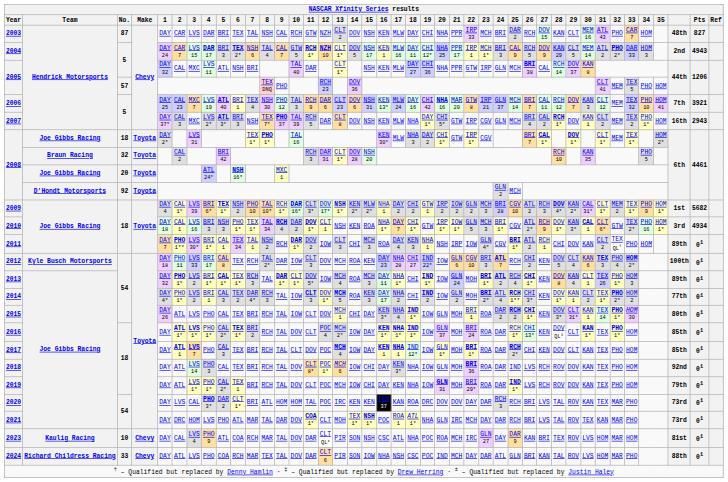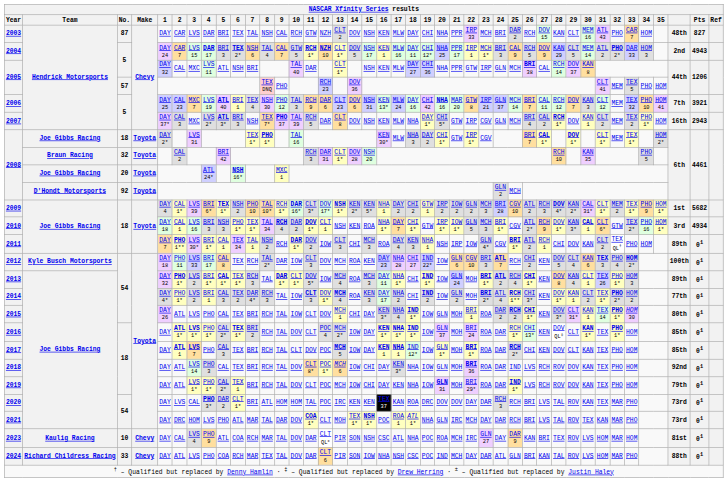(369, 208) MLW 2* -> (369, 208) KEN 5*
(340, 296) MCH 5 -> (340, 296) MCH 4
(340, 350) MCH 4 -> (340, 350) MCH 5
